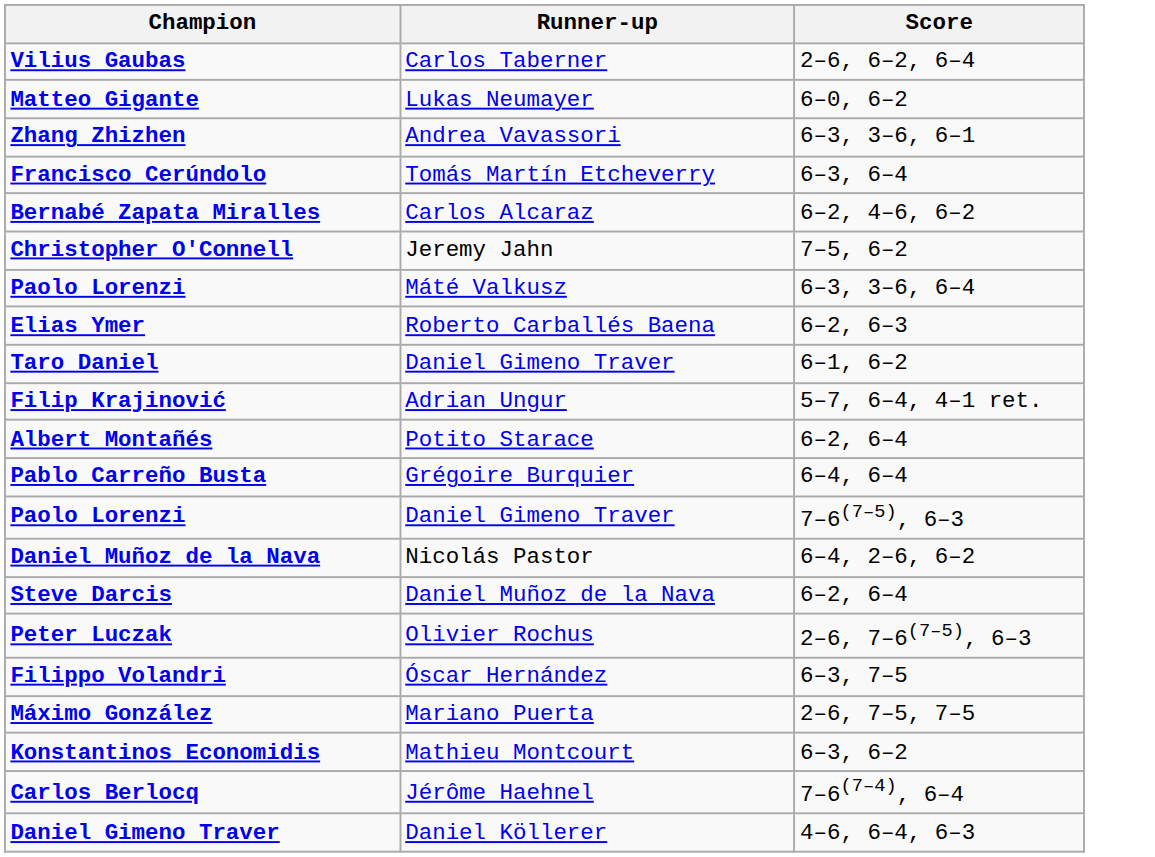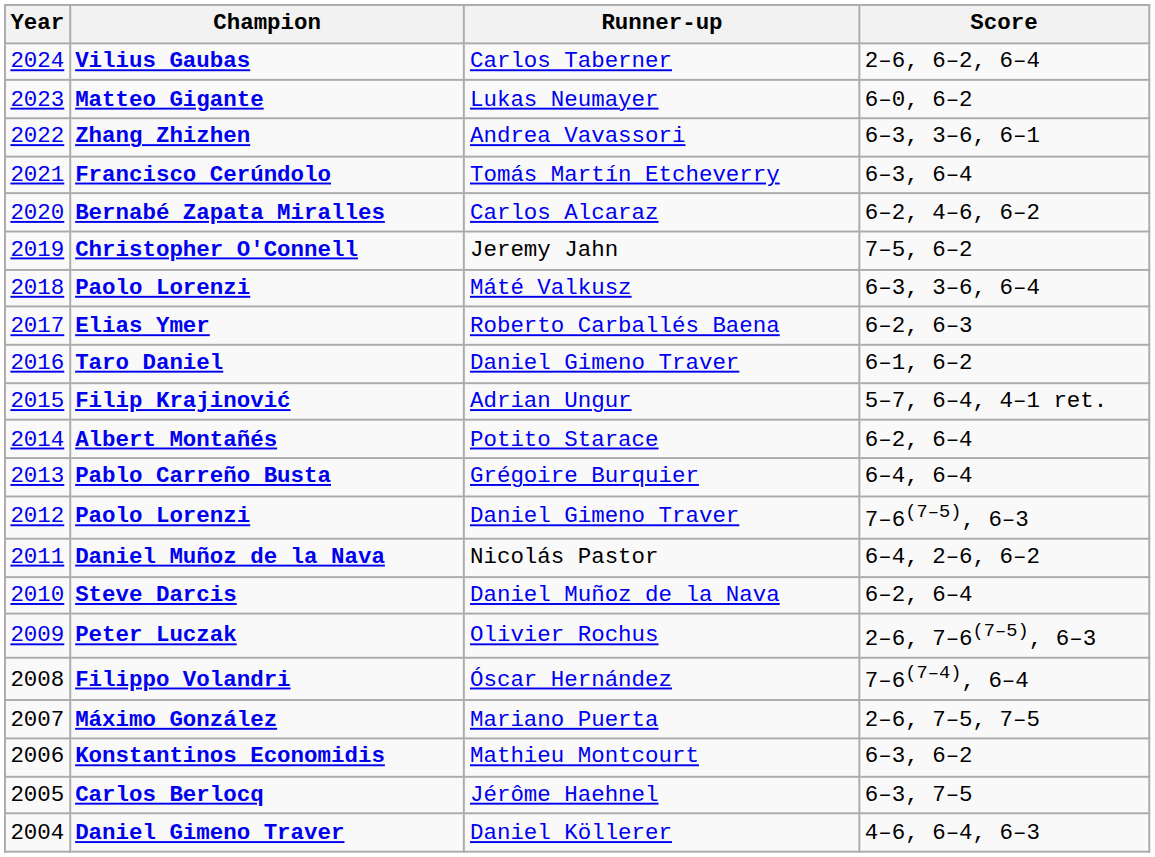+ column: (37, 24)
(854, 676) 6–3, 7–5 -> (947, 679) 7–6(7–4), 6–4
(882, 792) 7–6(7–4), 6–4 -> (919, 795) 6–3, 7–5
